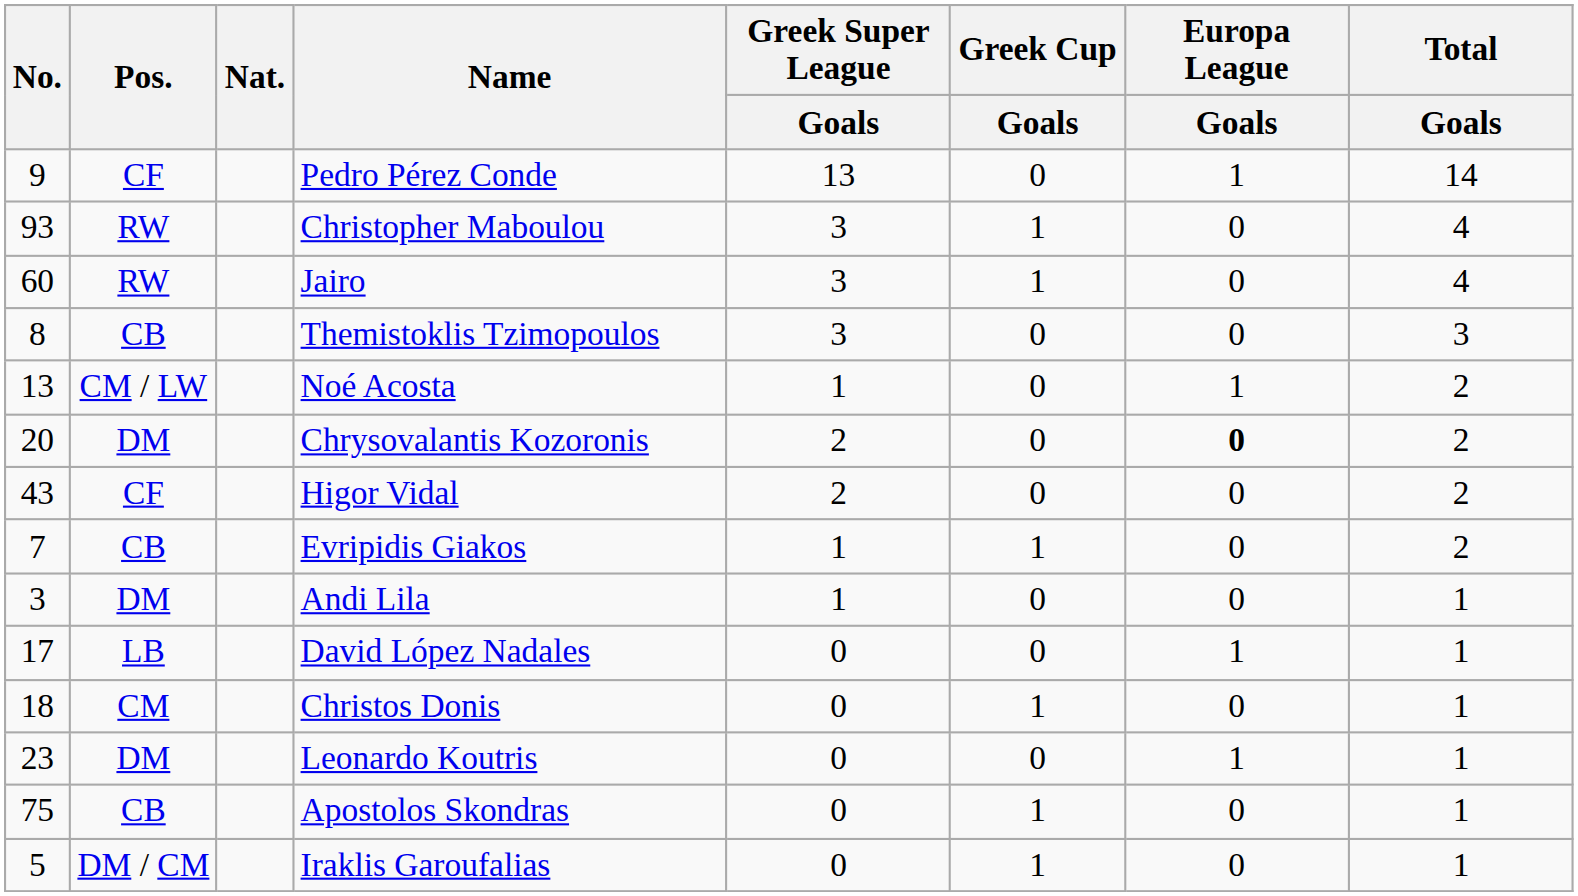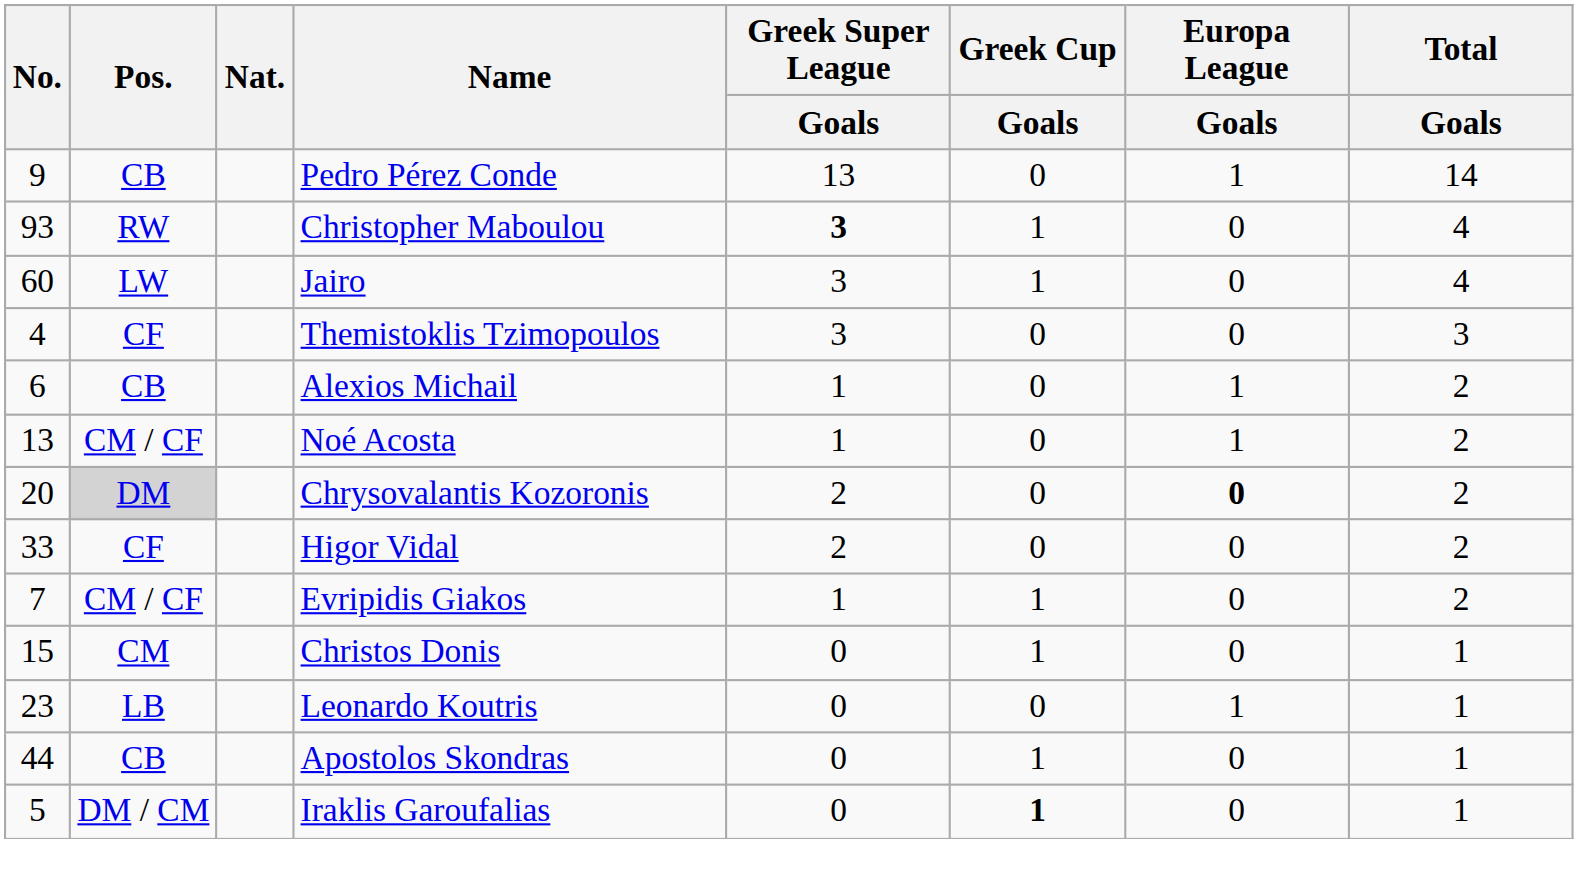(143, 174) CF -> (143, 174) CB
(838, 227) normal -> (838, 227) bold
(143, 280) RW -> (143, 280) LW
(37, 333) 8 -> (37, 333) 4
(143, 333) CB -> (143, 333) CF
+ row: (409, 386)
(143, 386) CM / LW -> (143, 439) CM / CF
(143, 439) no background -> (143, 492) lightgrey background
(37, 492) 43 -> (37, 545) 33
(143, 545) CB -> (143, 598) CM / CF
- row: (365, 598)
- row: (445, 652)
(37, 705) 18 -> (37, 652) 15
(143, 758) DM -> (143, 705) LB
(37, 811) 75 -> (37, 758) 44
(1038, 864) normal -> (1038, 811) bold
